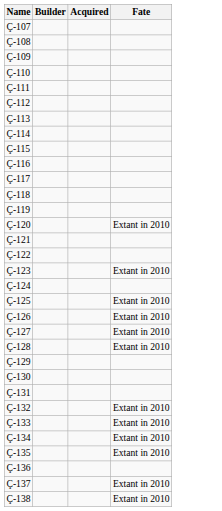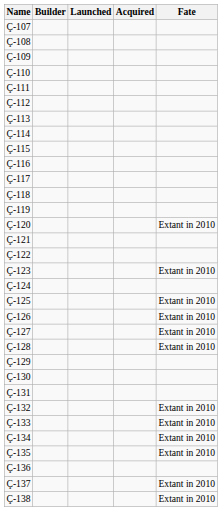+ column: (91, 12)
